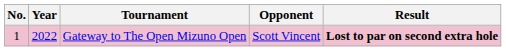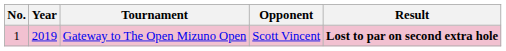(44, 35) 2022 -> (44, 35) 2019
